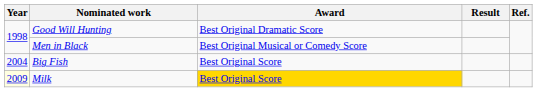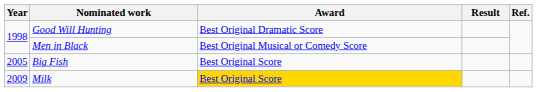(17, 62) 2004 -> (17, 62) 2005
(17, 78) lightyellow background -> (17, 78) no background
